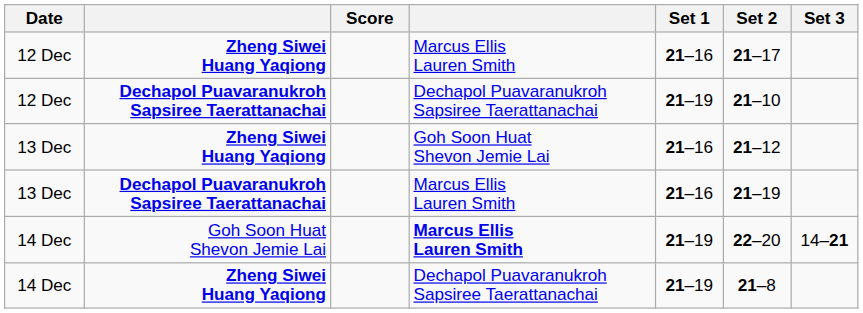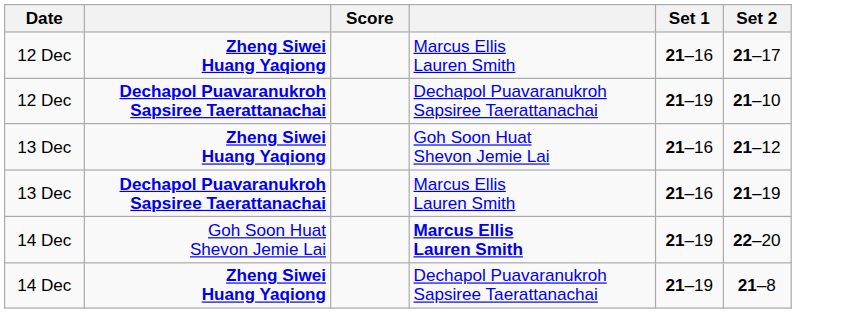- column: (824, 19)
